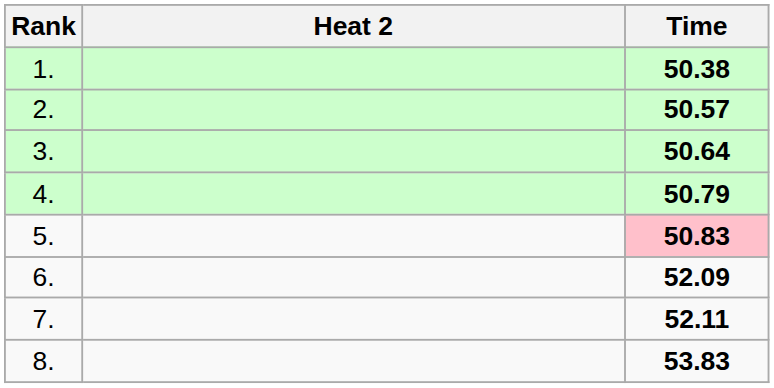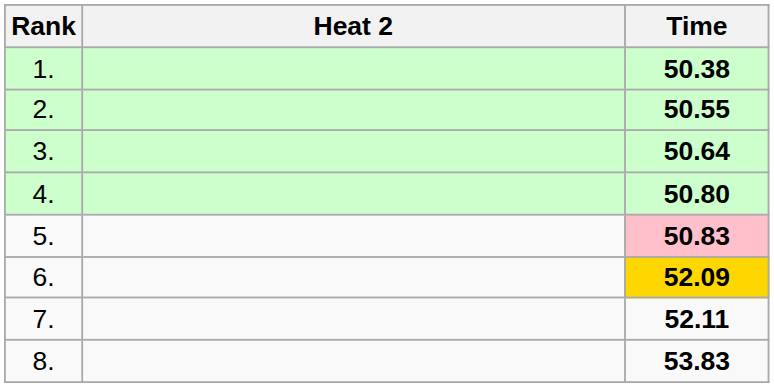(697, 110) 50.57 -> (697, 110) 50.55
(697, 194) 50.79 -> (697, 194) 50.80
(697, 277) no background -> (697, 277) gold background
